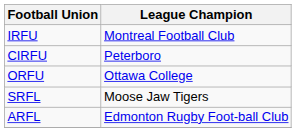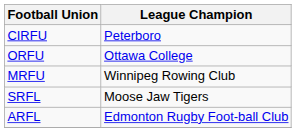- row: (23, 35)
+ row: (26, 76)
